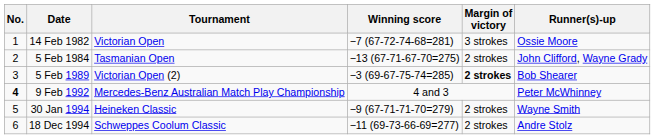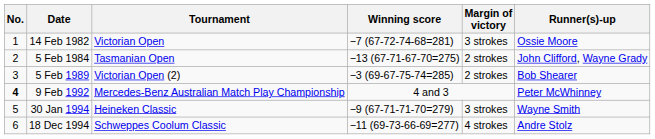(488, 75) bold -> (486, 75) normal
(486, 109) 2 strokes -> (486, 109) 3 strokes
(486, 126) 2 strokes -> (486, 126) 4 strokes
